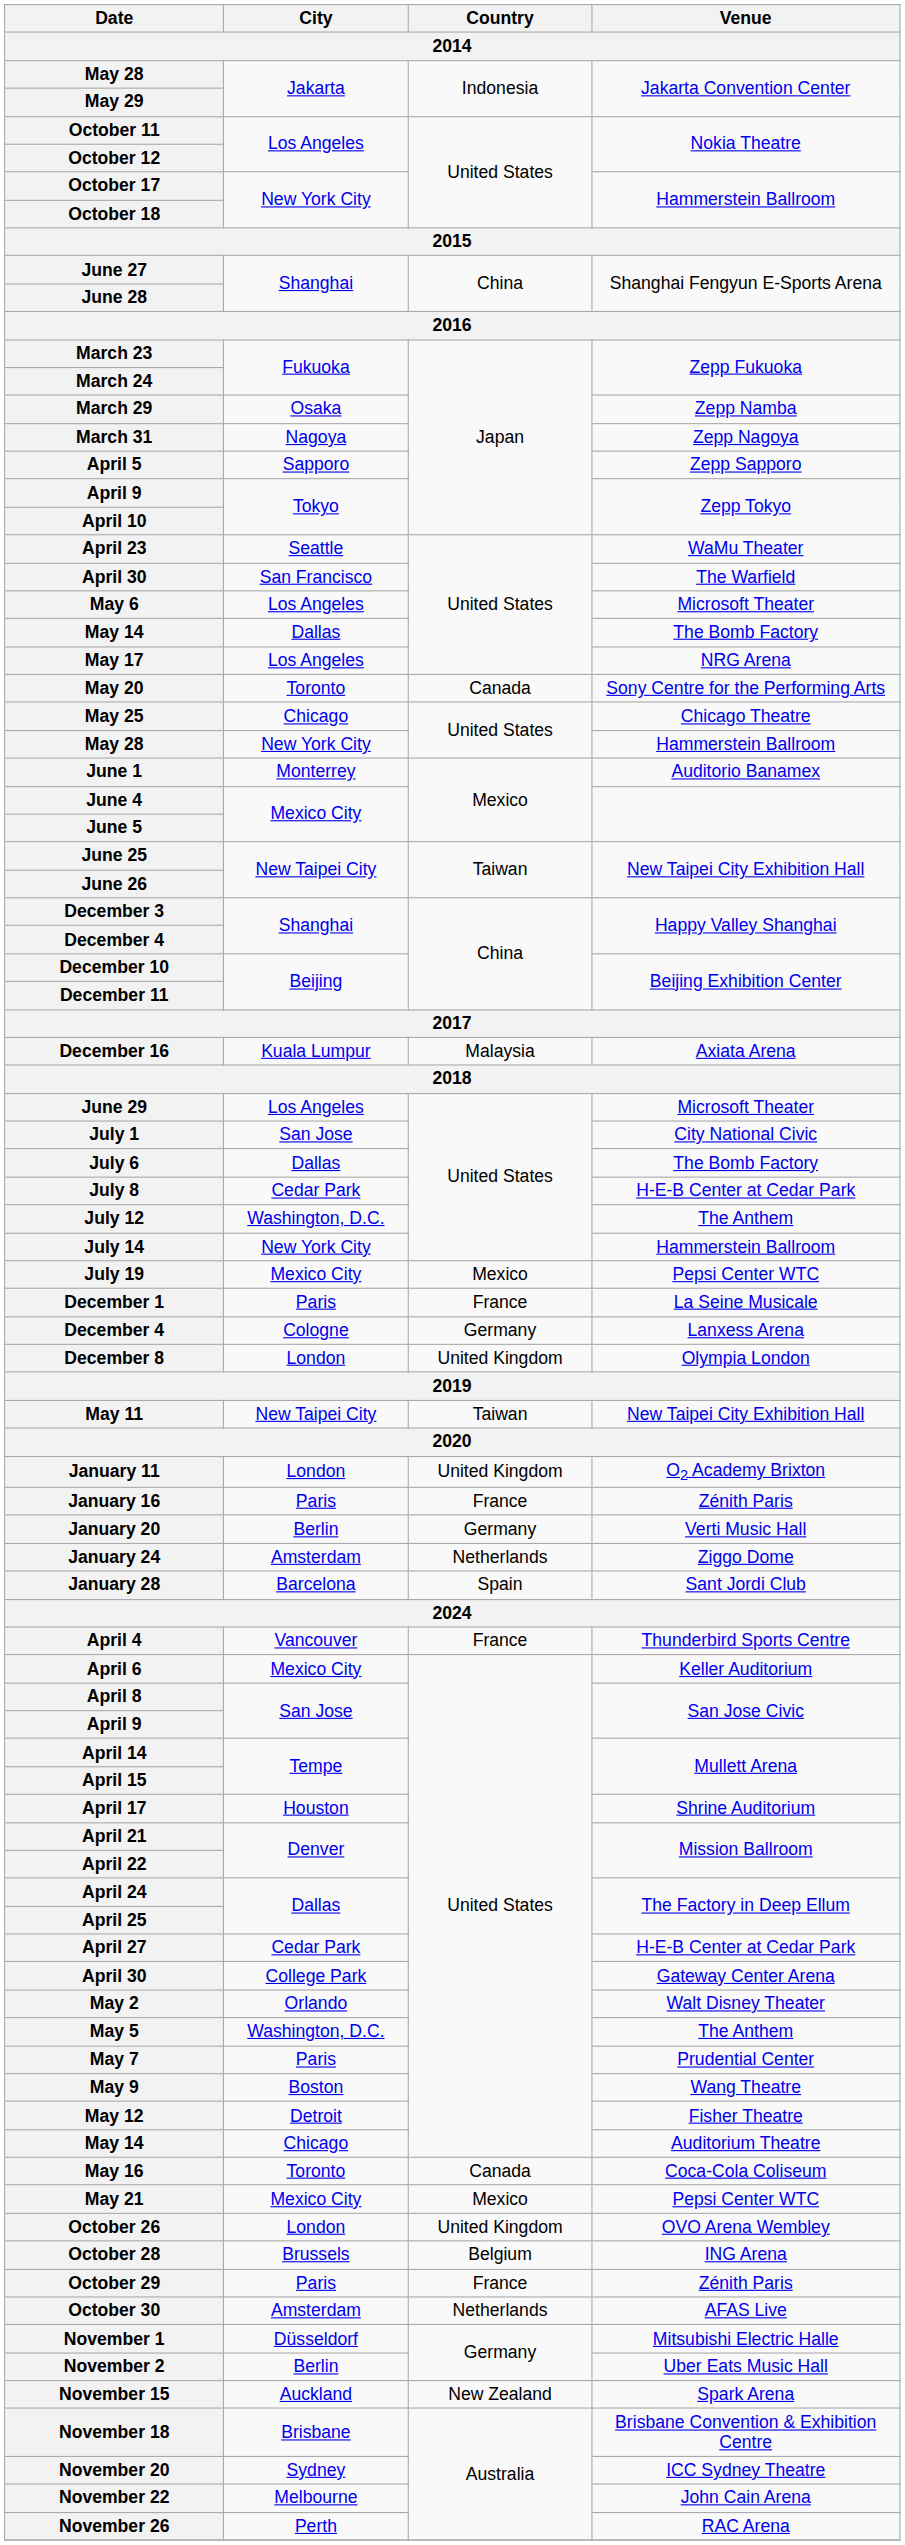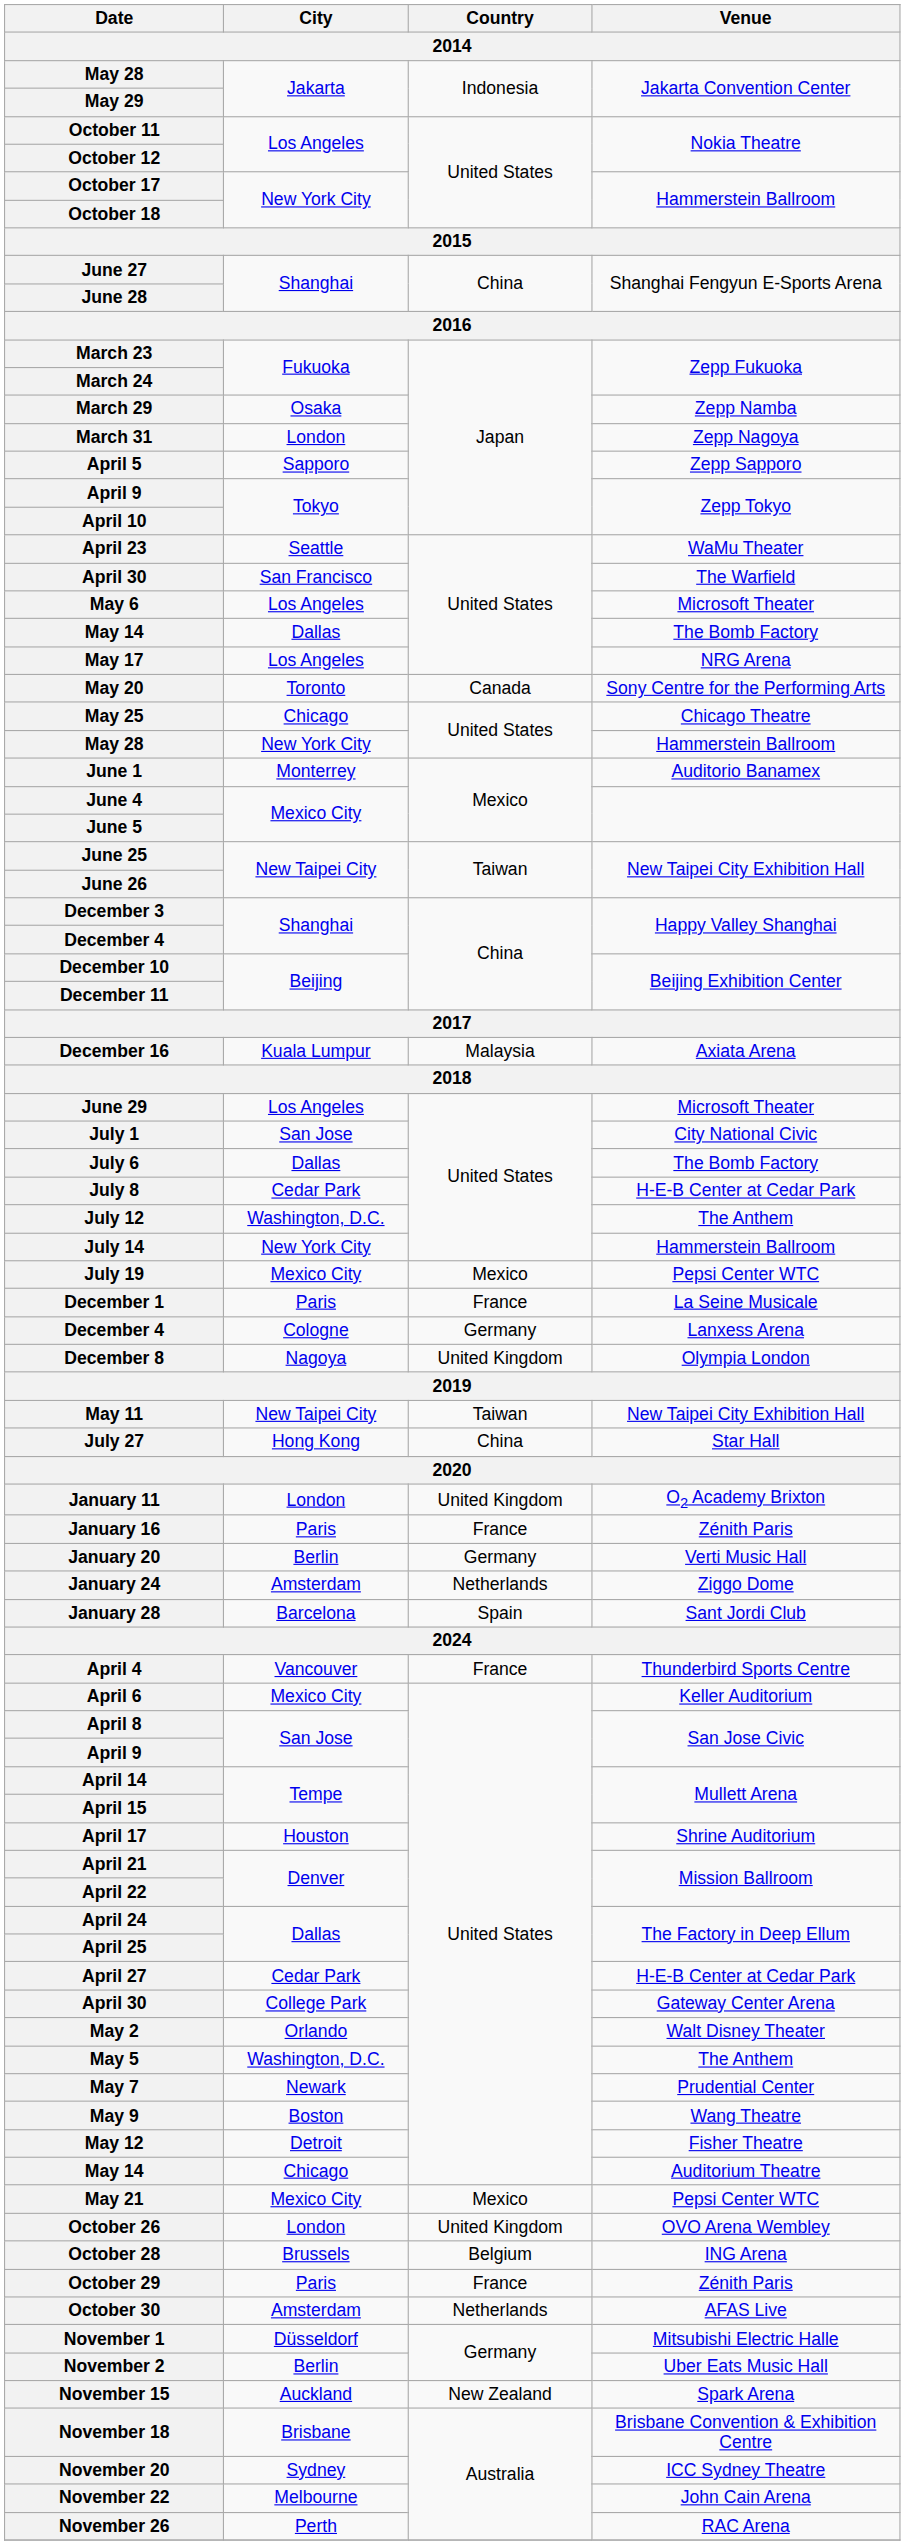(316, 437) Nagoya -> (316, 437) London
(316, 1358) London -> (316, 1358) Nagoya
+ row: (114, 1441)
(316, 2059) Paris -> (316, 2087) Newark
- row: (114, 2171)
